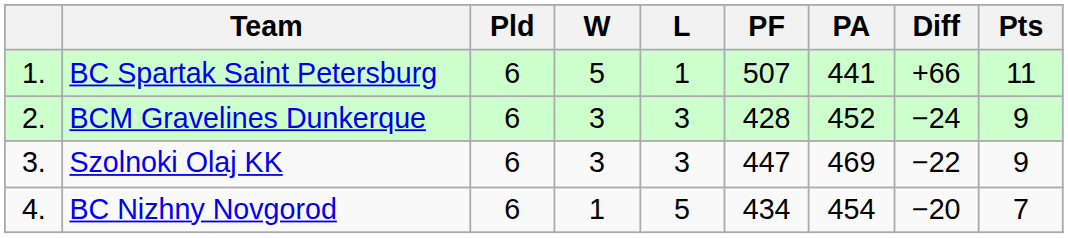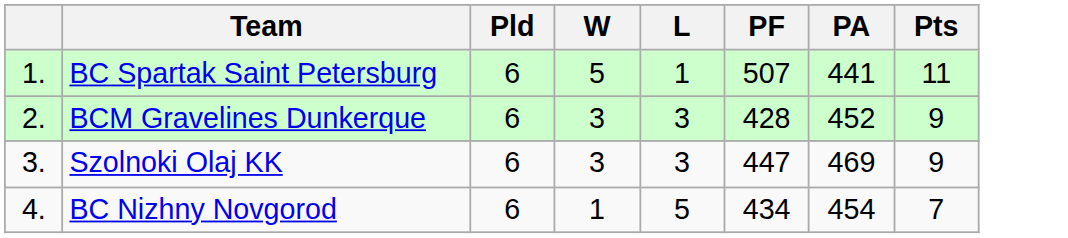- column: (936, 27)
